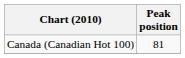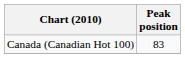(159, 44) 81 -> (159, 44) 83
